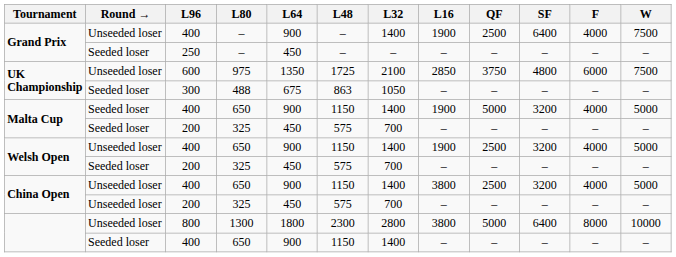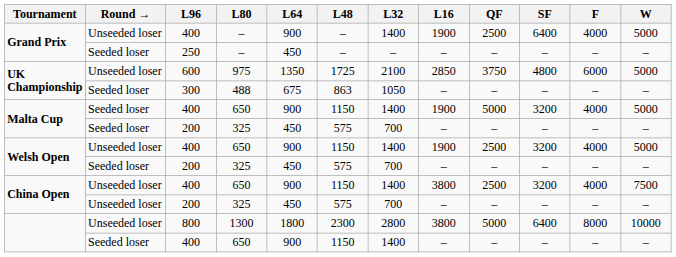(646, 33) 7500 -> (646, 33) 5000
(646, 71) 7500 -> (646, 71) 5000
(646, 185) 5000 -> (646, 185) 7500
